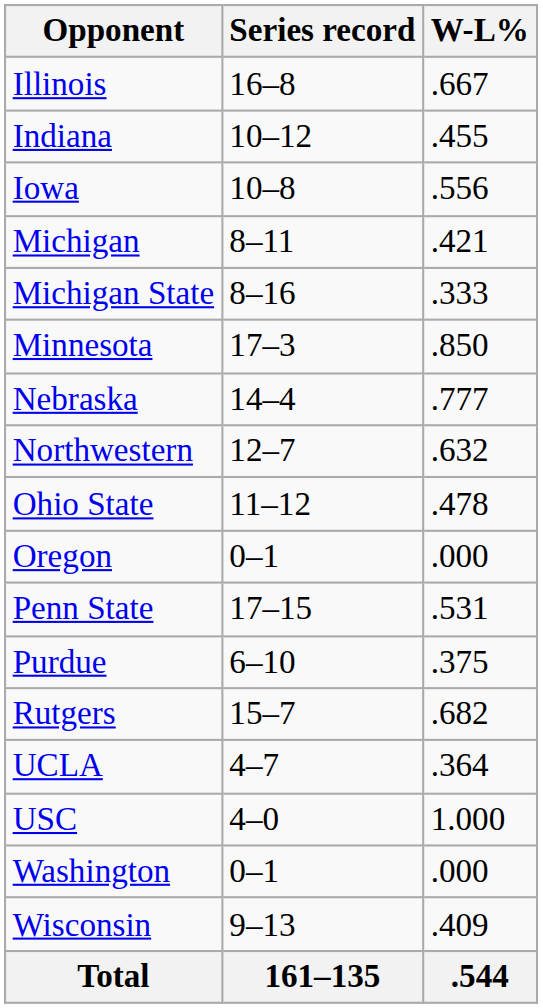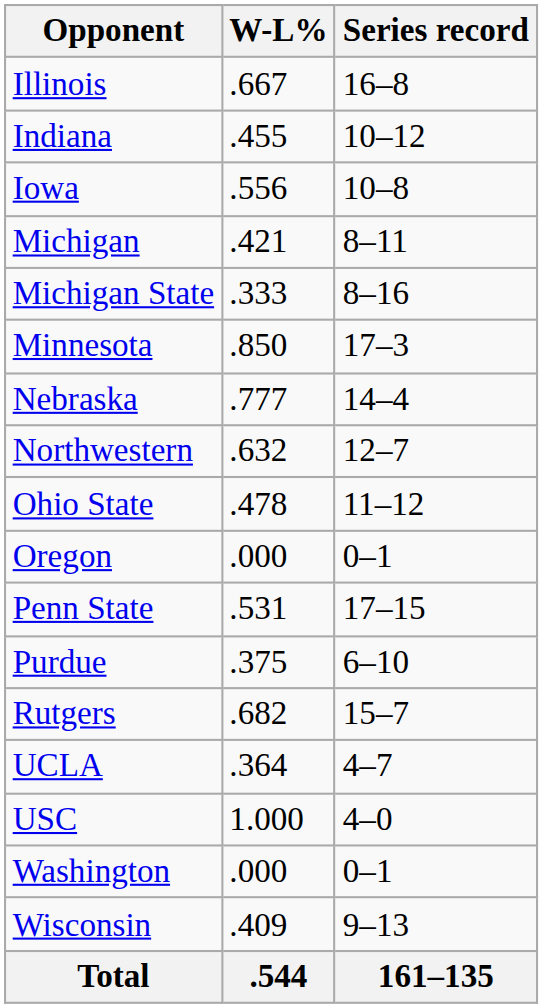columns swapped: (322, 30) <-> (480, 30)
